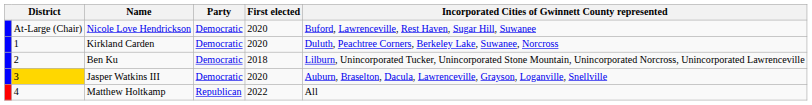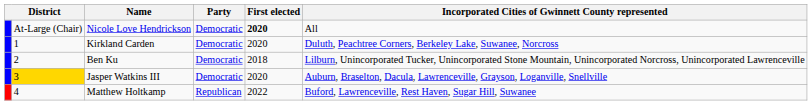(257, 28) normal -> (257, 28) bold
(420, 28) Buford, Lawrenceville, Rest Haven, Sugar Hill, Suwanee -> (311, 28) All
(311, 92) All -> (420, 92) Buford, Lawrenceville, Rest Haven, Sugar Hill, Suwanee
